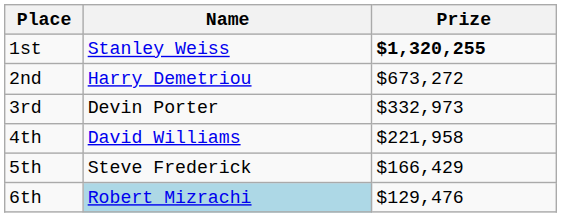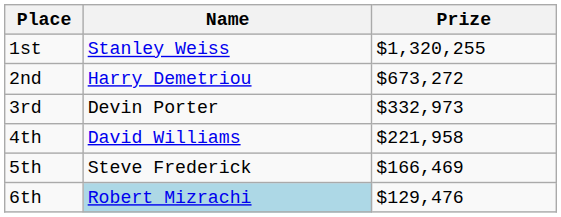(431, 49) bold -> (431, 49) normal
(420, 168) $166,429 -> (420, 168) $166,469
